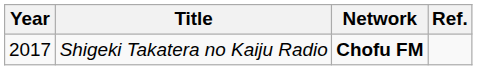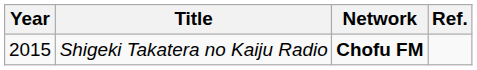(30, 49) 2017 -> (30, 49) 2015
